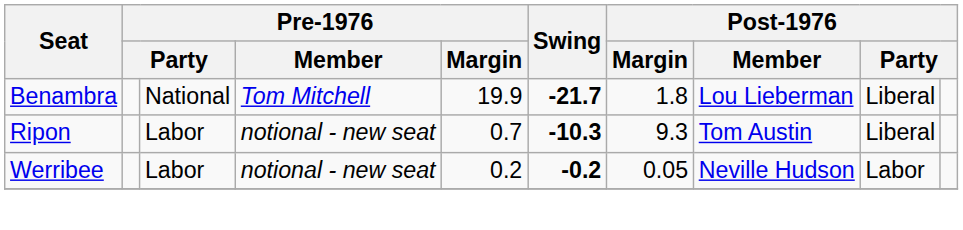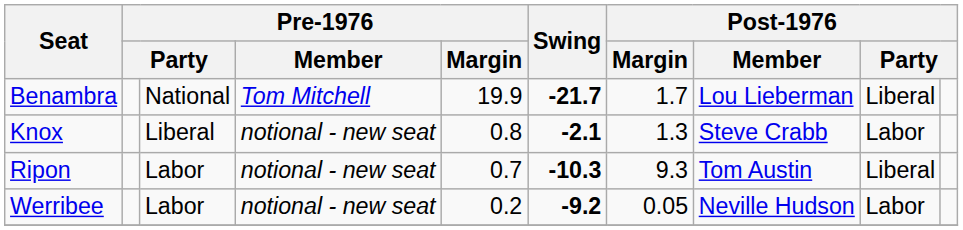(672, 96) 1.8 -> (672, 96) 1.7
+ row: (37, 133)
(581, 170) -0.2 -> (581, 206) -9.2
